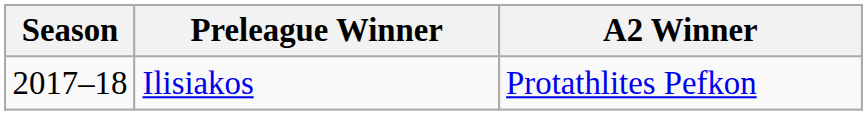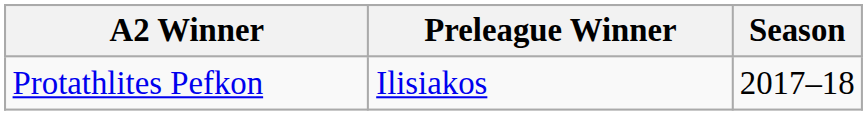columns swapped: (70, 30) <-> (680, 30)
